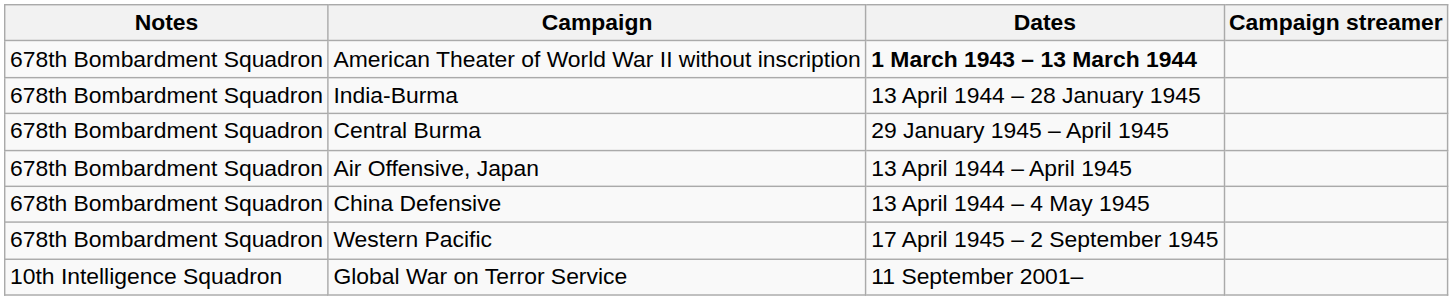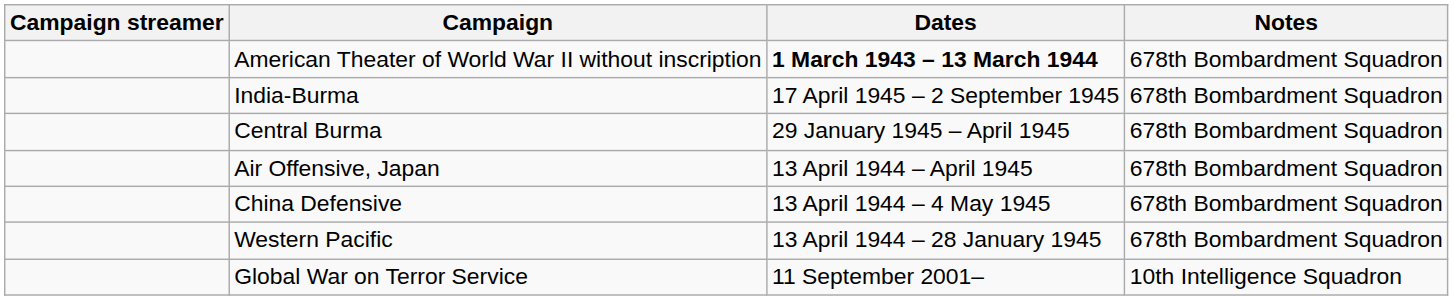columns swapped: (1336, 22) <-> (166, 22)
(1036, 95) 13 April 1944 – 28 January 1945 -> (946, 95) 17 April 1945 – 2 September 1945
(1045, 240) 17 April 1945 – 2 September 1945 -> (937, 240) 13 April 1944 – 28 January 1945
